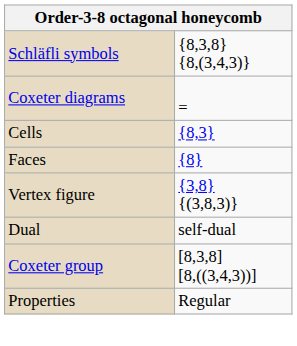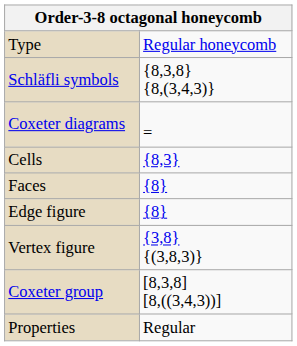+ row: (25, 44)
+ row: (47, 211)
- row: (24, 230)
